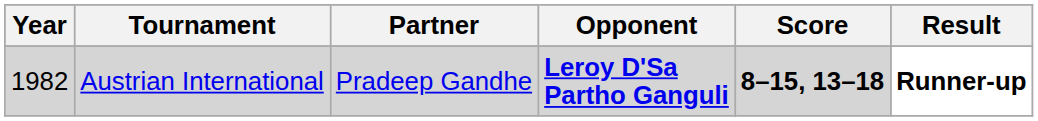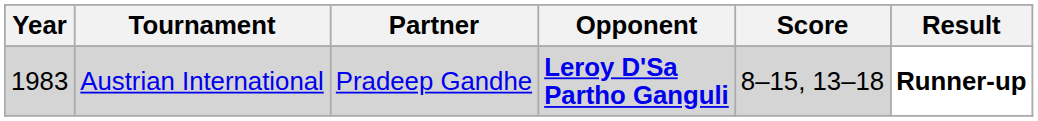(40, 81) 1982 -> (40, 81) 1983
(812, 81) bold -> (812, 81) normal
